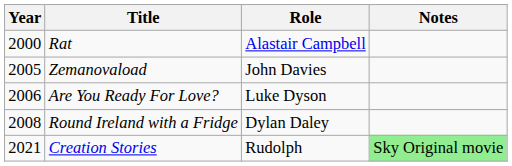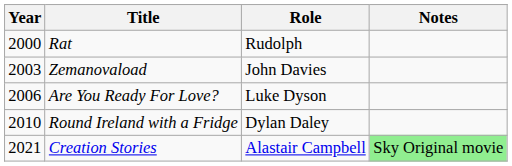(306, 43) Alastair Campbell -> (274, 43) Rudolph
(25, 69) 2005 -> (25, 69) 2003
(25, 122) 2008 -> (25, 122) 2010
(274, 148) Rudolph -> (306, 148) Alastair Campbell
